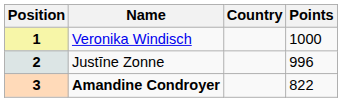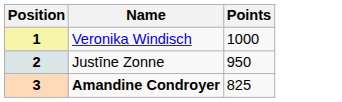- column: (255, 16)
(301, 62) 996 -> (239, 62) 950
(301, 85) 822 -> (239, 85) 825
